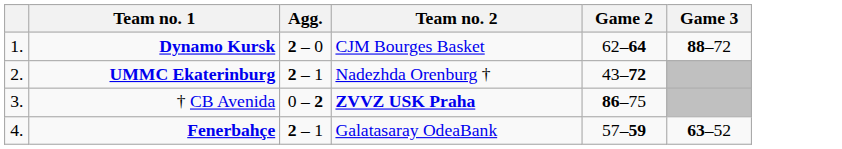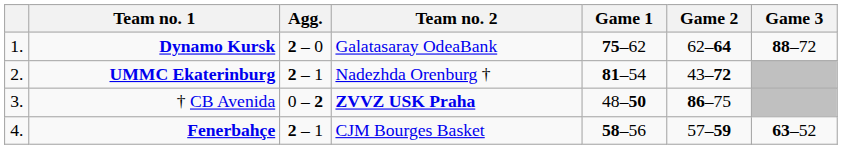+ column: (624, 18)
(410, 46) CJM Bourges Basket -> (416, 46) Galatasaray OdeaBank
(416, 130) Galatasaray OdeaBank -> (410, 130) CJM Bourges Basket
